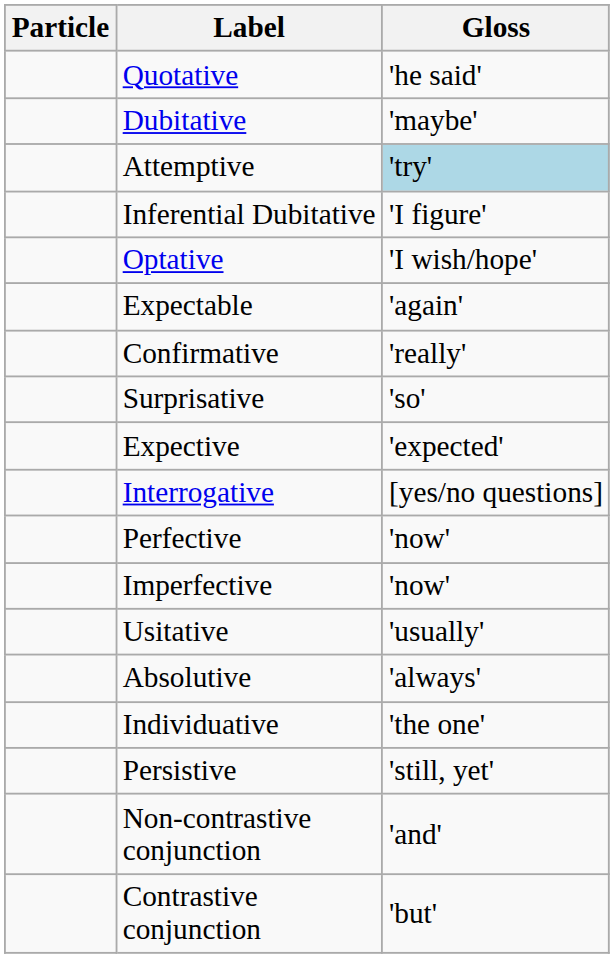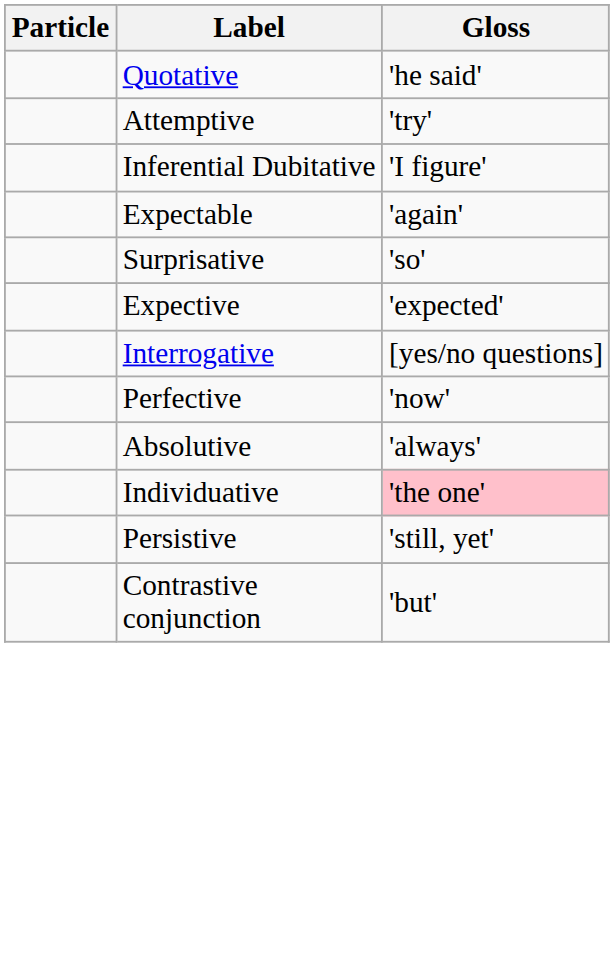- row: (184, 120)
(411, 167) lightblue background -> (411, 120) no background
- row: (173, 259)
- row: (201, 352)
- row: (197, 584)
- row: (176, 631)
(437, 724) no background -> (437, 492) pink background
- row: (217, 833)
